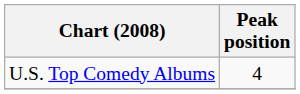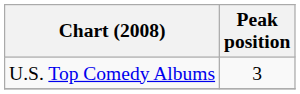(257, 72) 4 -> (257, 72) 3
